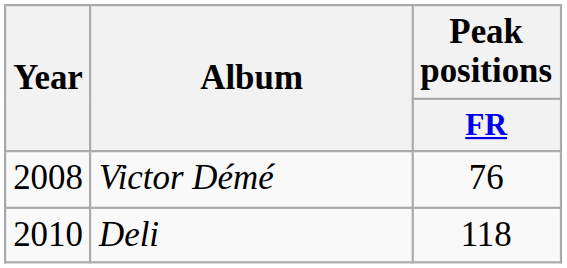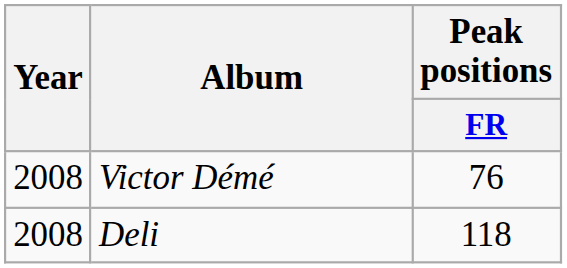(48, 233) 2010 -> (48, 233) 2008
